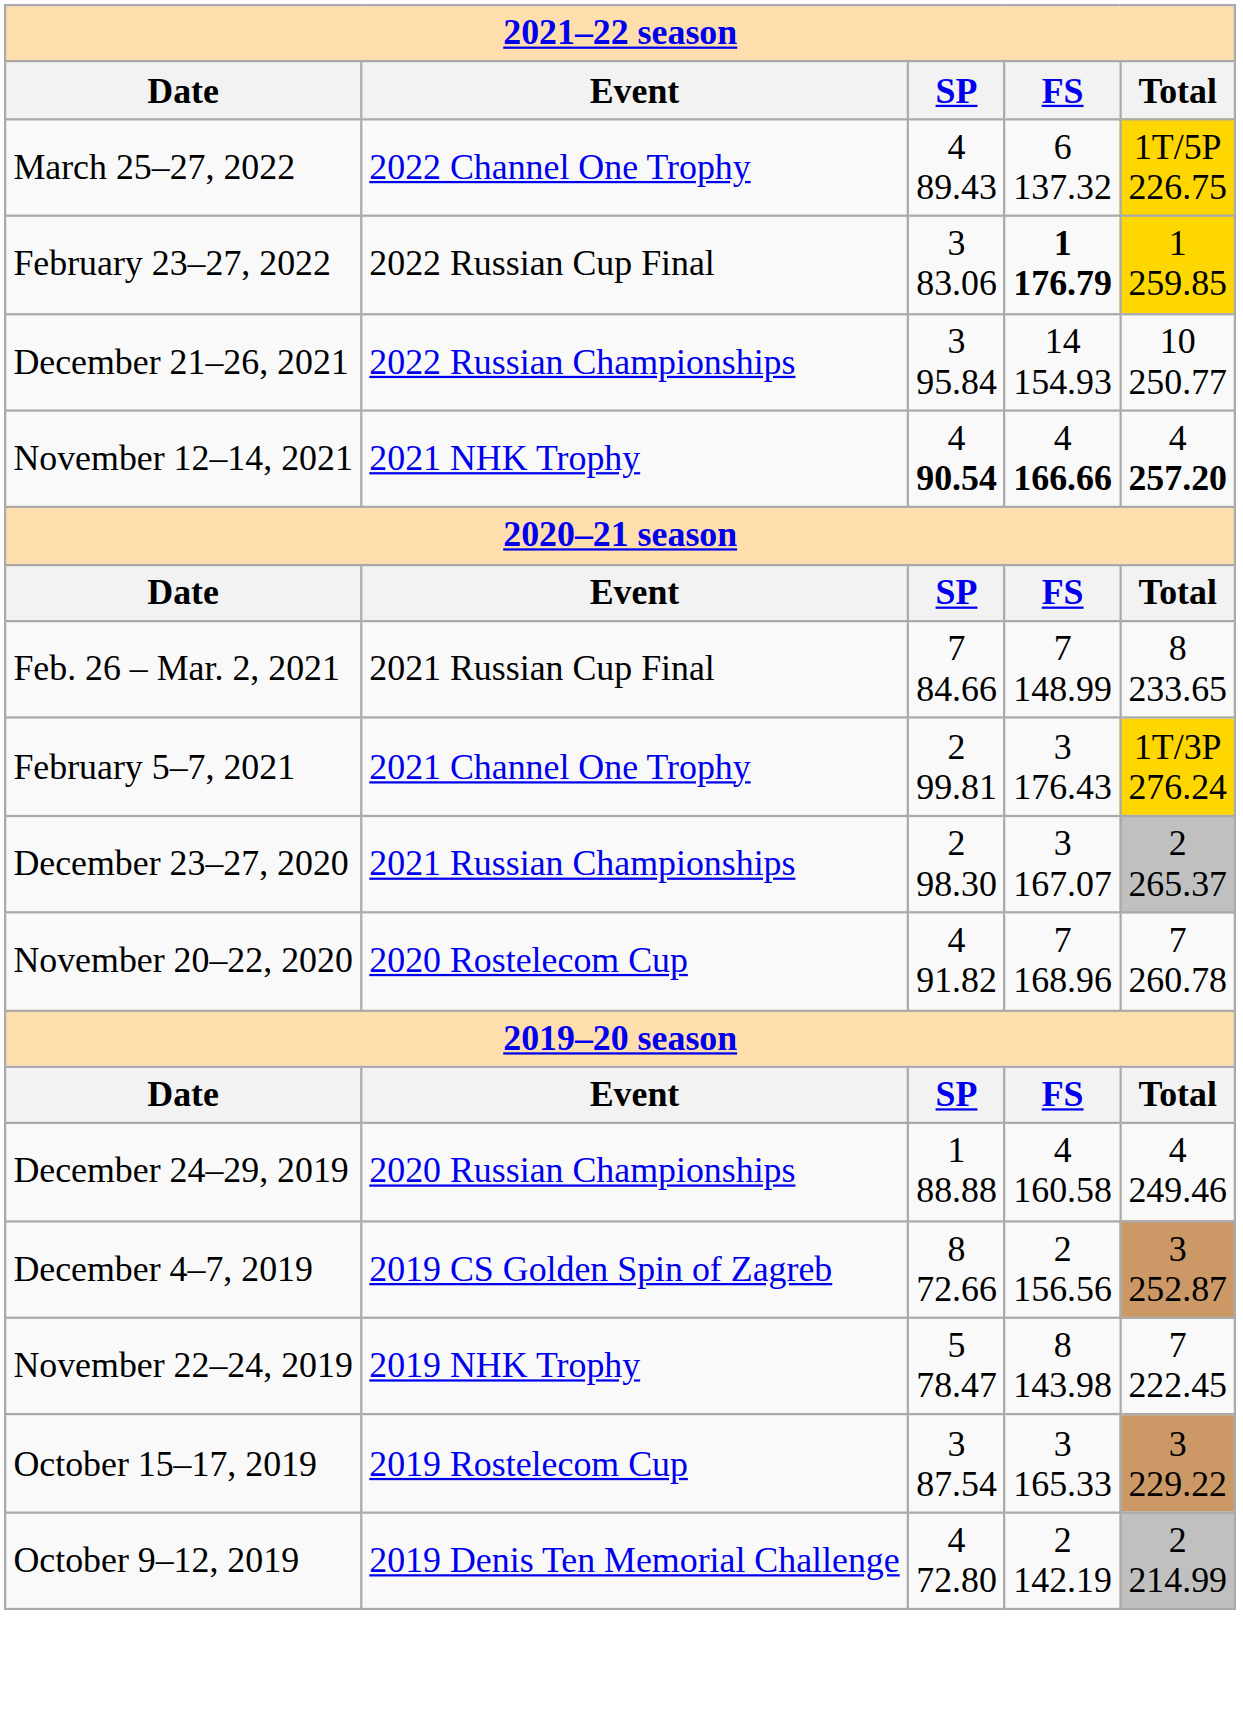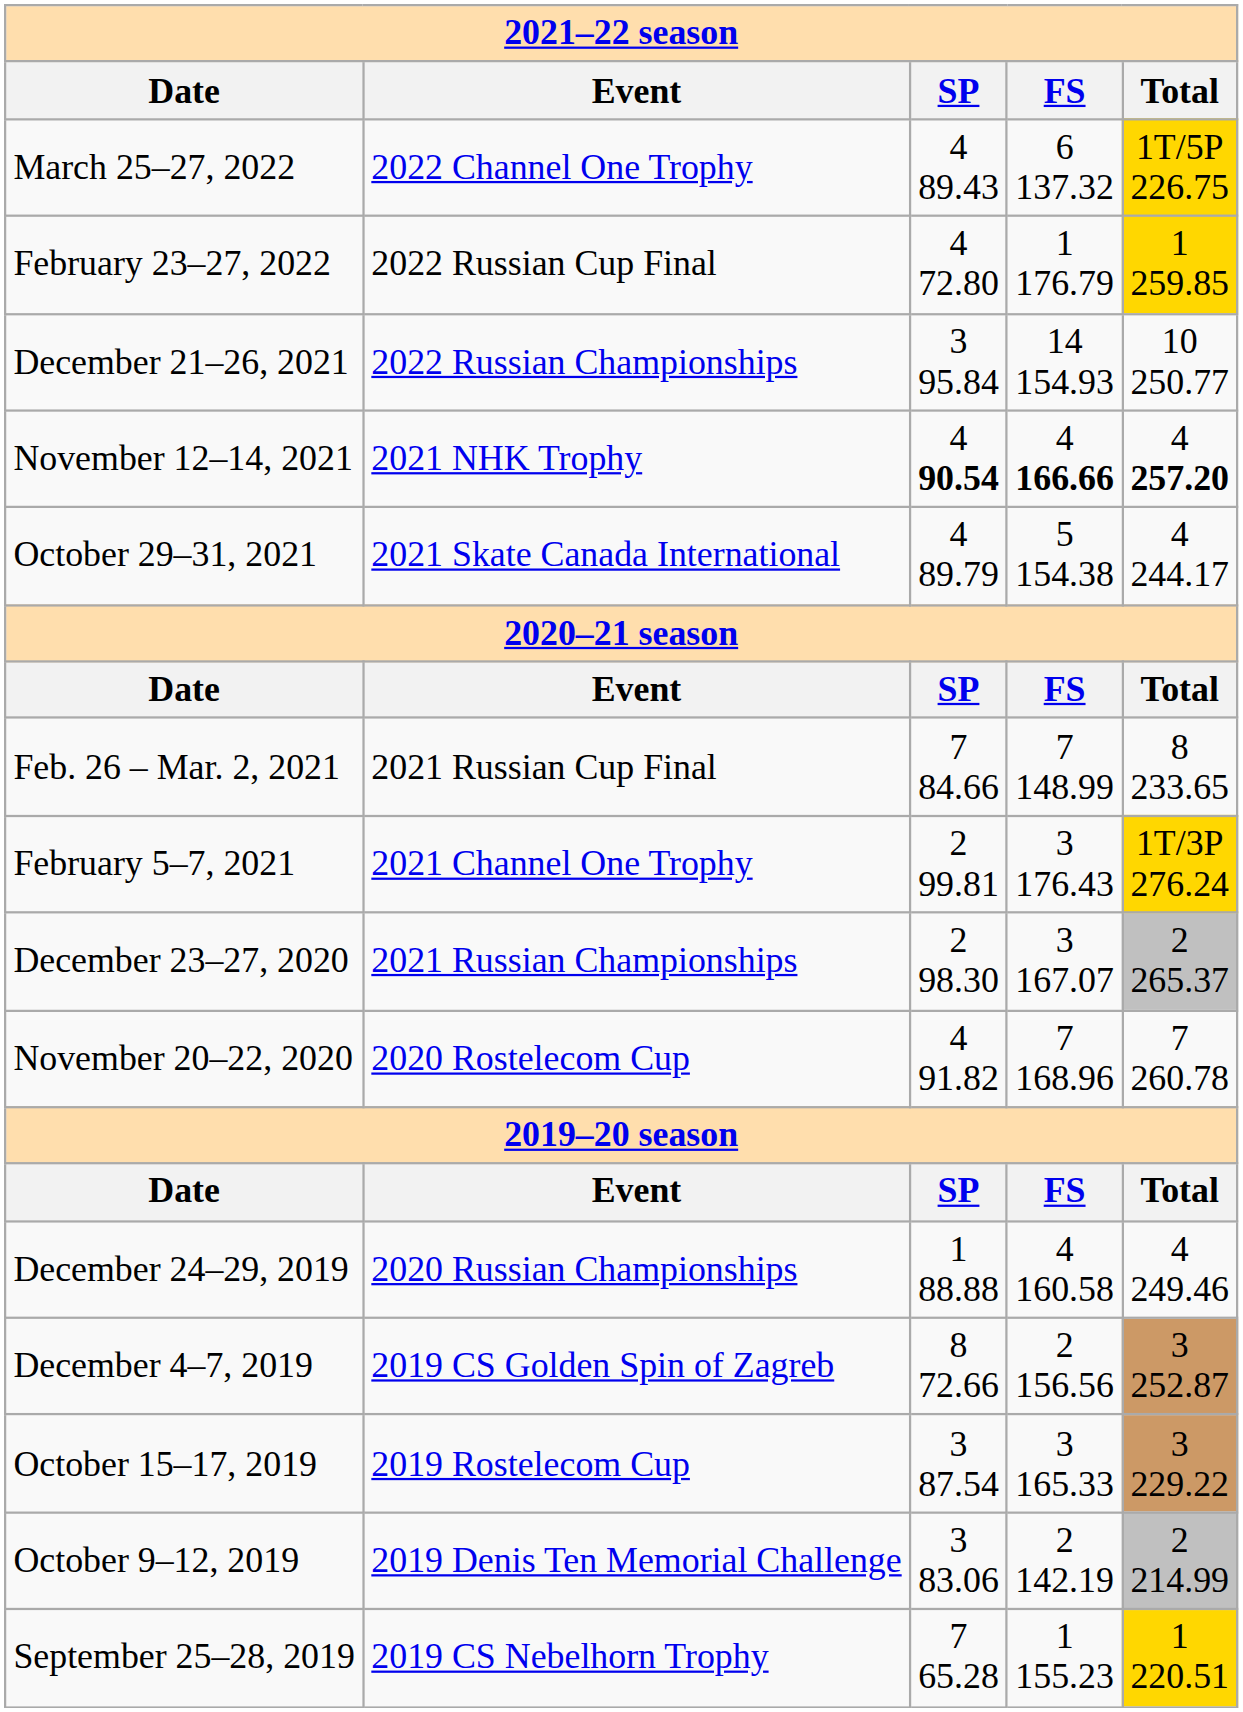(957, 263) 3 83.06 -> (959, 263) 4 72.80
(1063, 263) bold -> (1065, 263) normal
+ row: (165, 555)
- row: (183, 1365)
(957, 1560) 4 72.80 -> (959, 1560) 3 83.06
+ row: (184, 1657)
